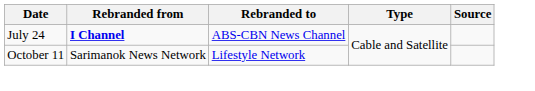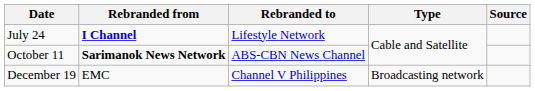(279, 34) ABS-CBN News Channel -> (278, 34) Lifestyle Network
(138, 55) normal -> (154, 55) bold
(258, 55) Lifestyle Network -> (298, 55) ABS-CBN News Channel
+ row: (42, 75)
